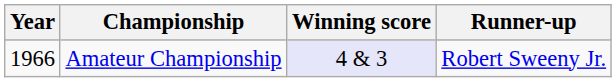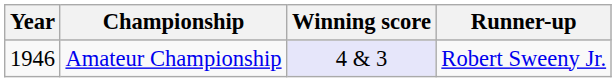(32, 58) 1966 -> (32, 58) 1946
